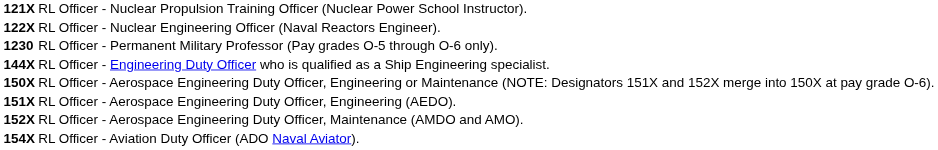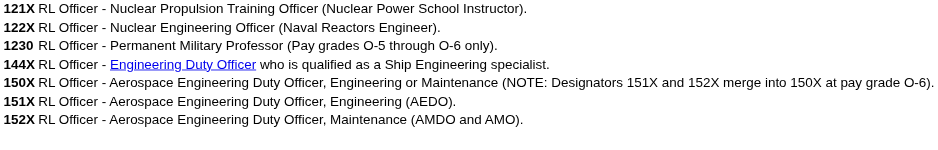- row: (199, 138)
